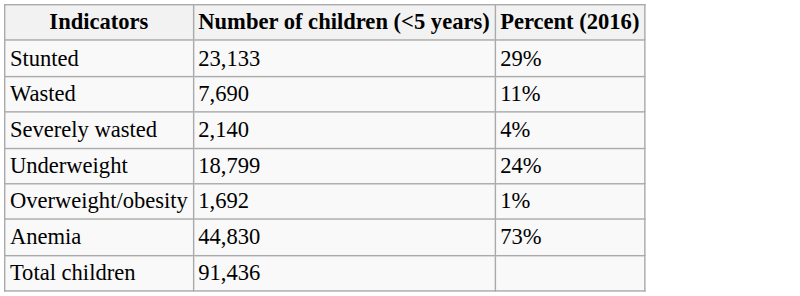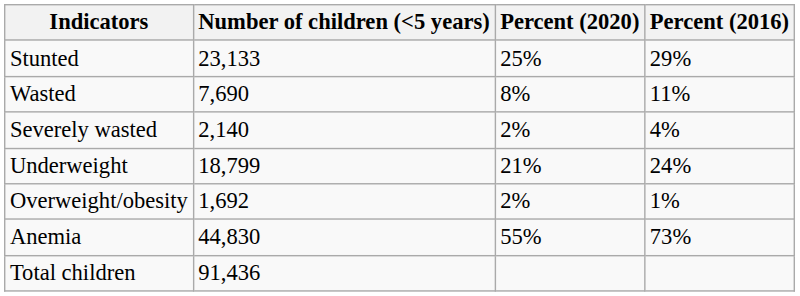+ column: (570, 22)
